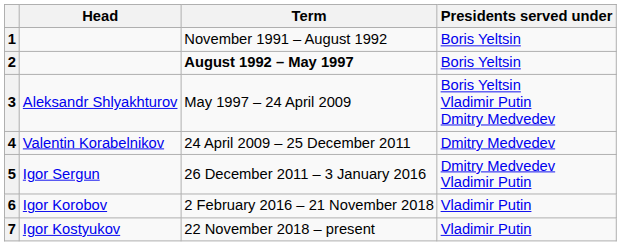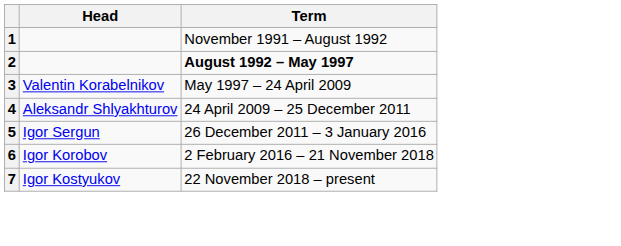- column: (527, 16)
(100, 102) Aleksandr Shlyakhturov -> (93, 86) Valentin Korabelnikov
(93, 142) Valentin Korabelnikov -> (100, 109) Aleksandr Shlyakhturov
